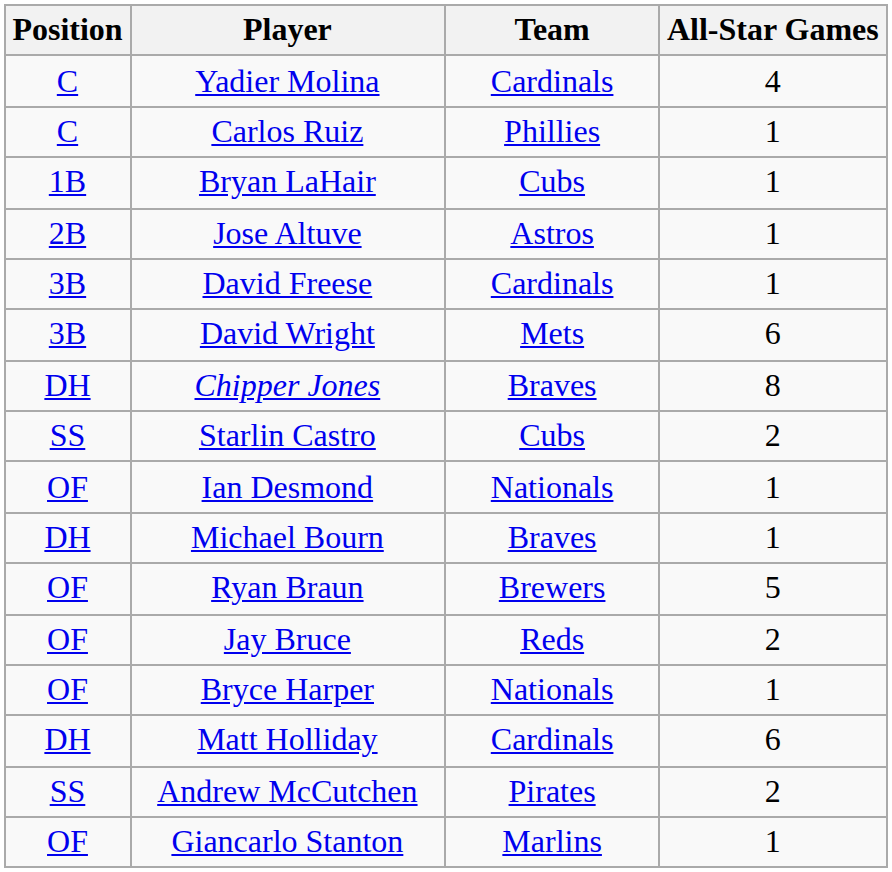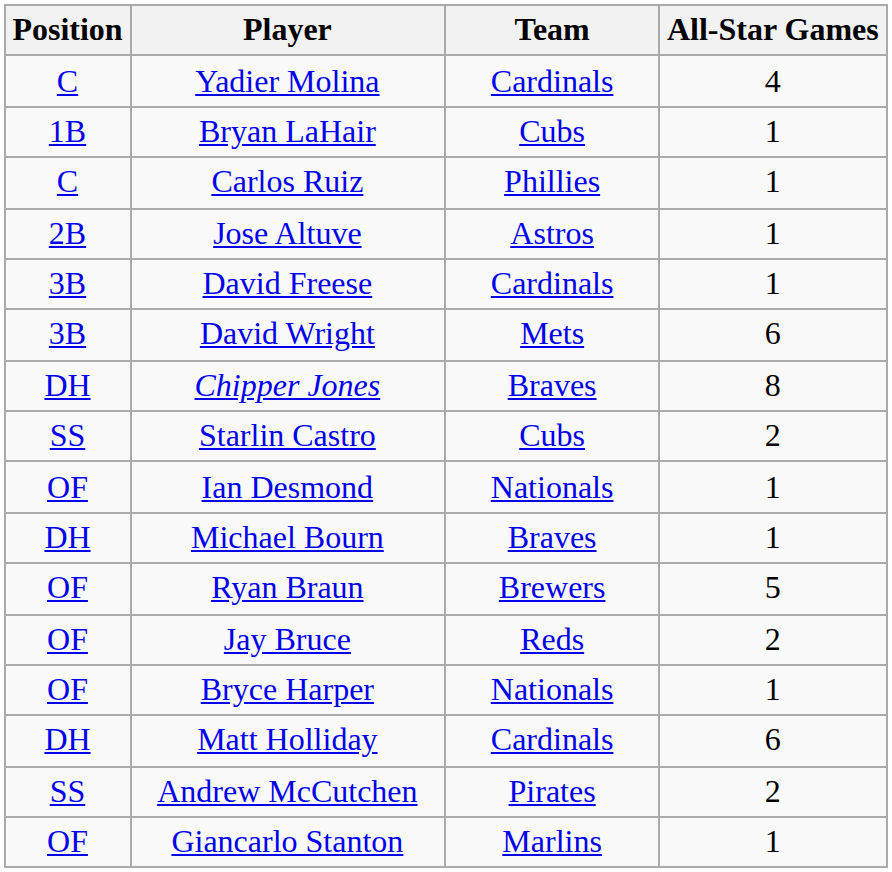rows swapped: (287, 131) <-> (287, 182)
